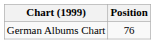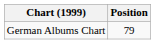(129, 30) 76 -> (129, 30) 79
